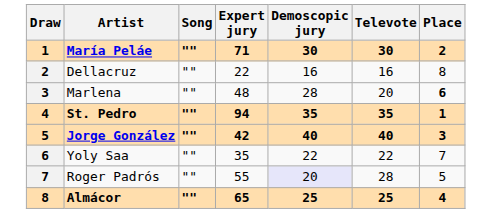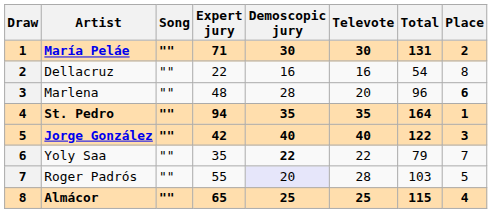+ column: (420, 22)
(310, 156) normal -> (287, 156) bold
